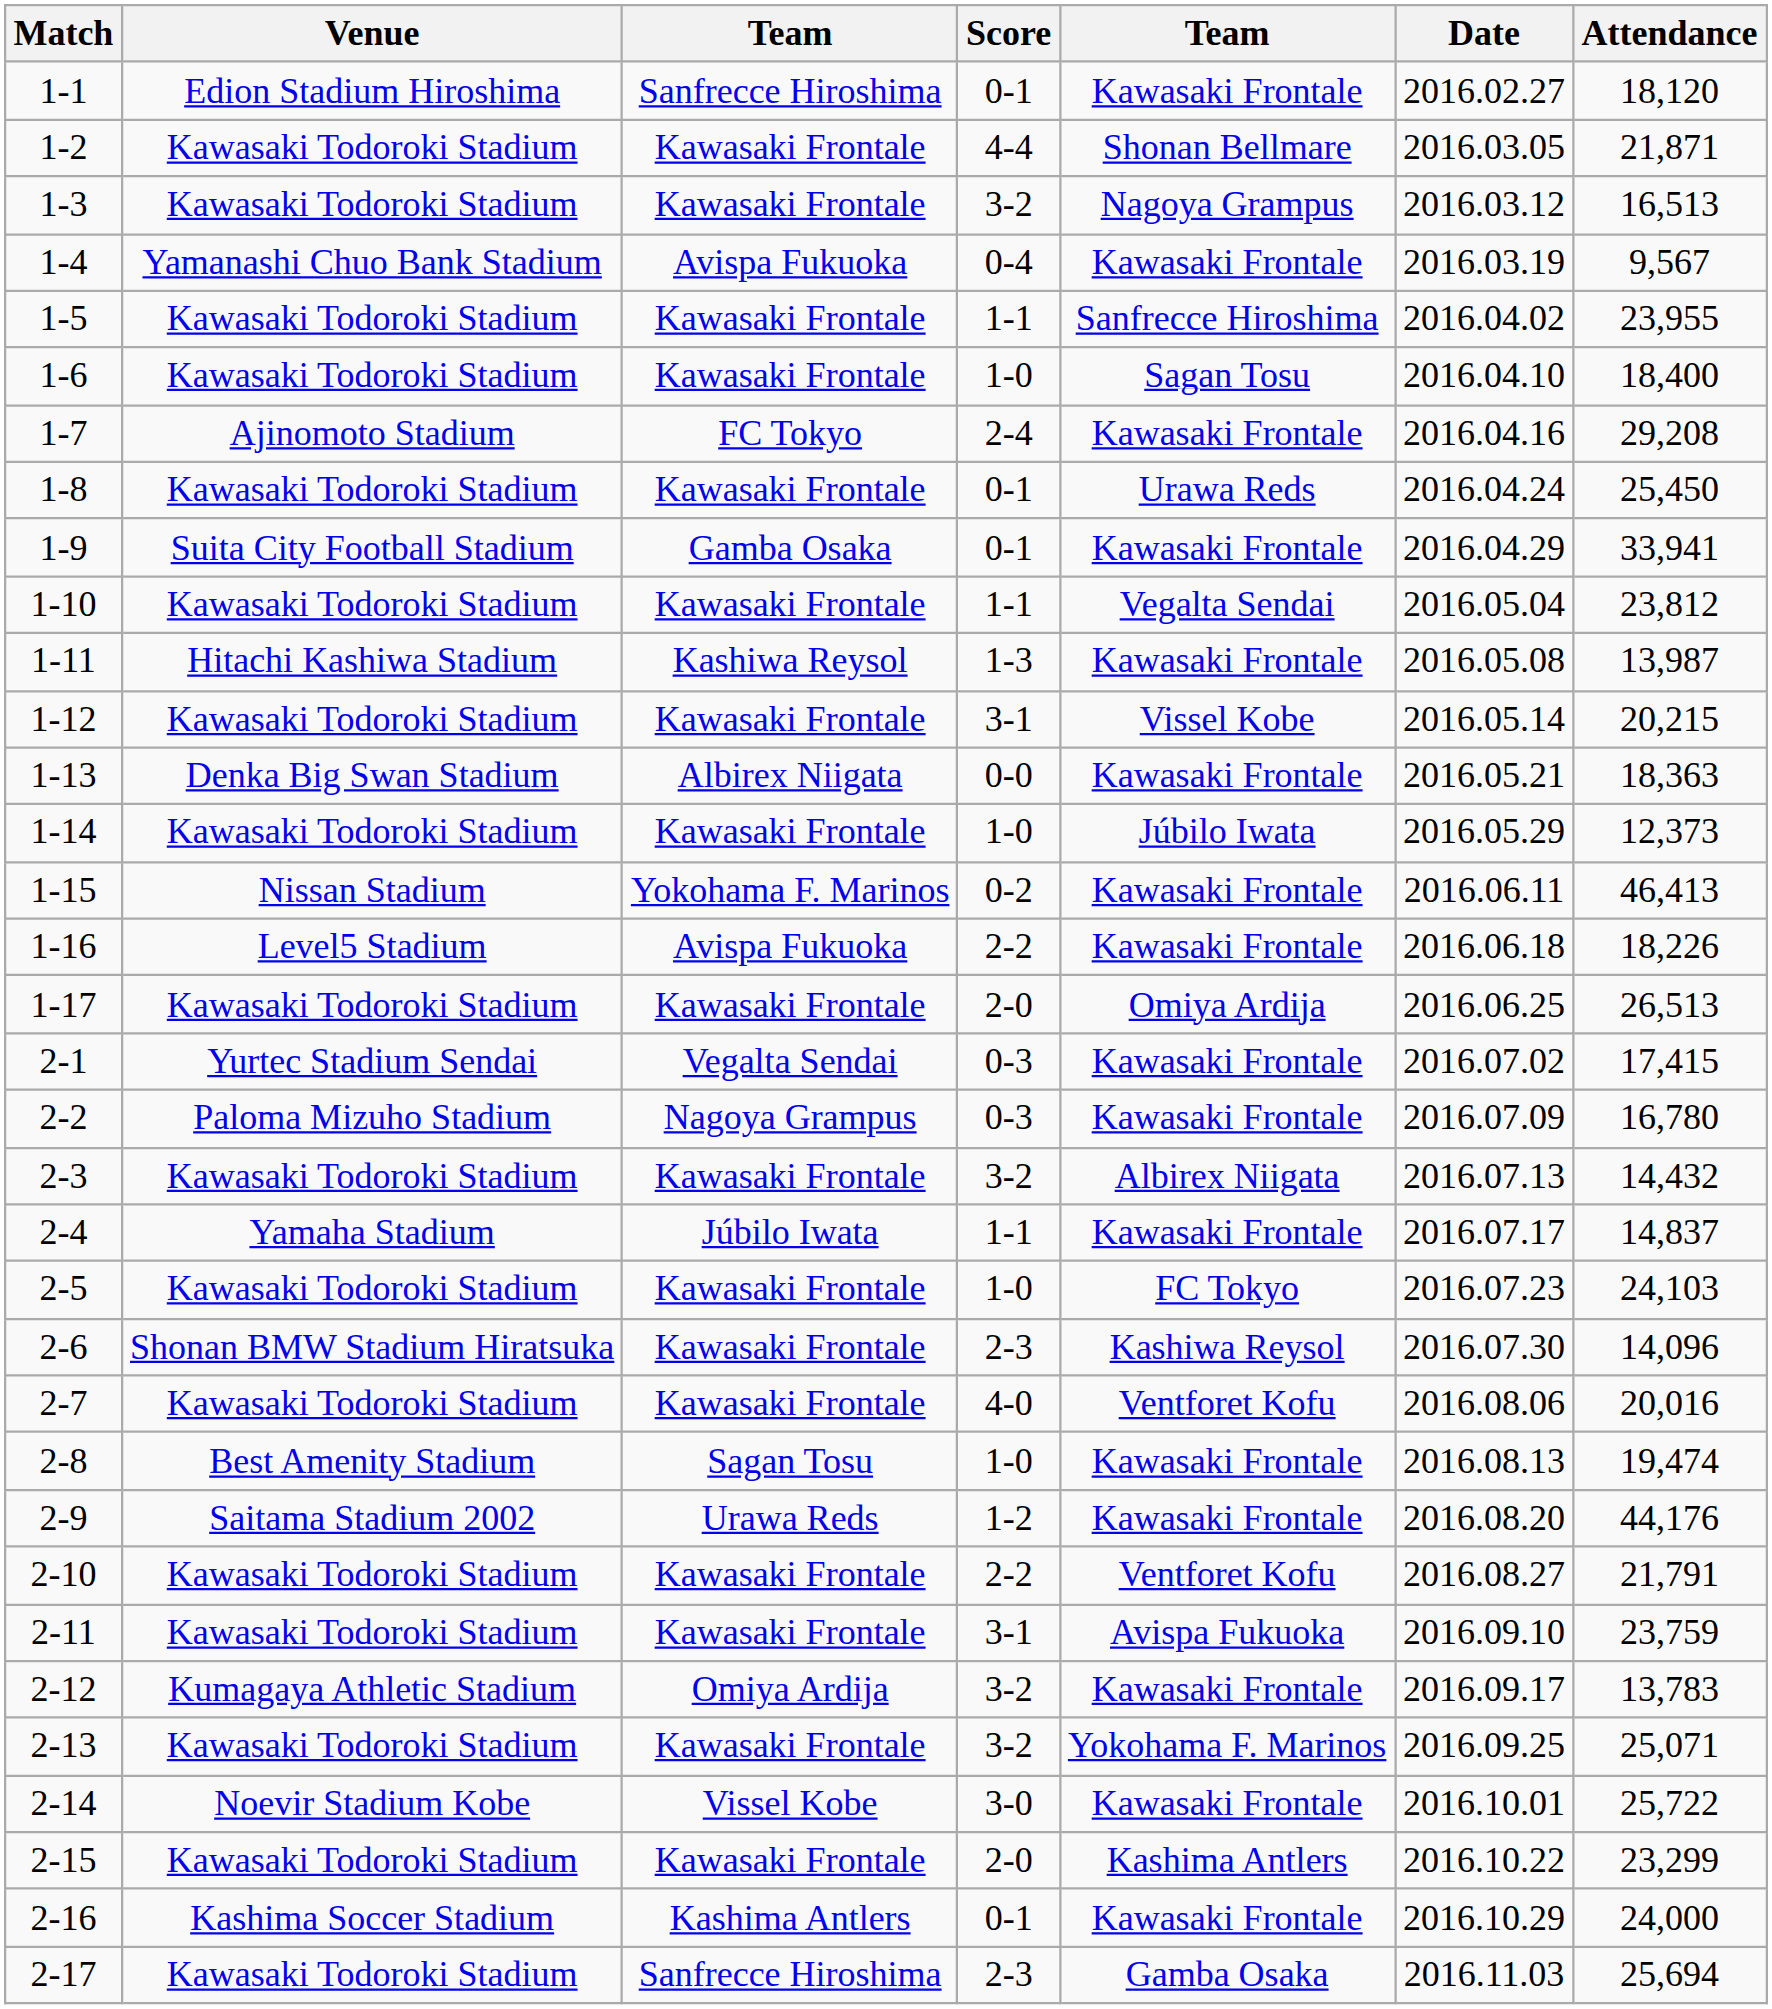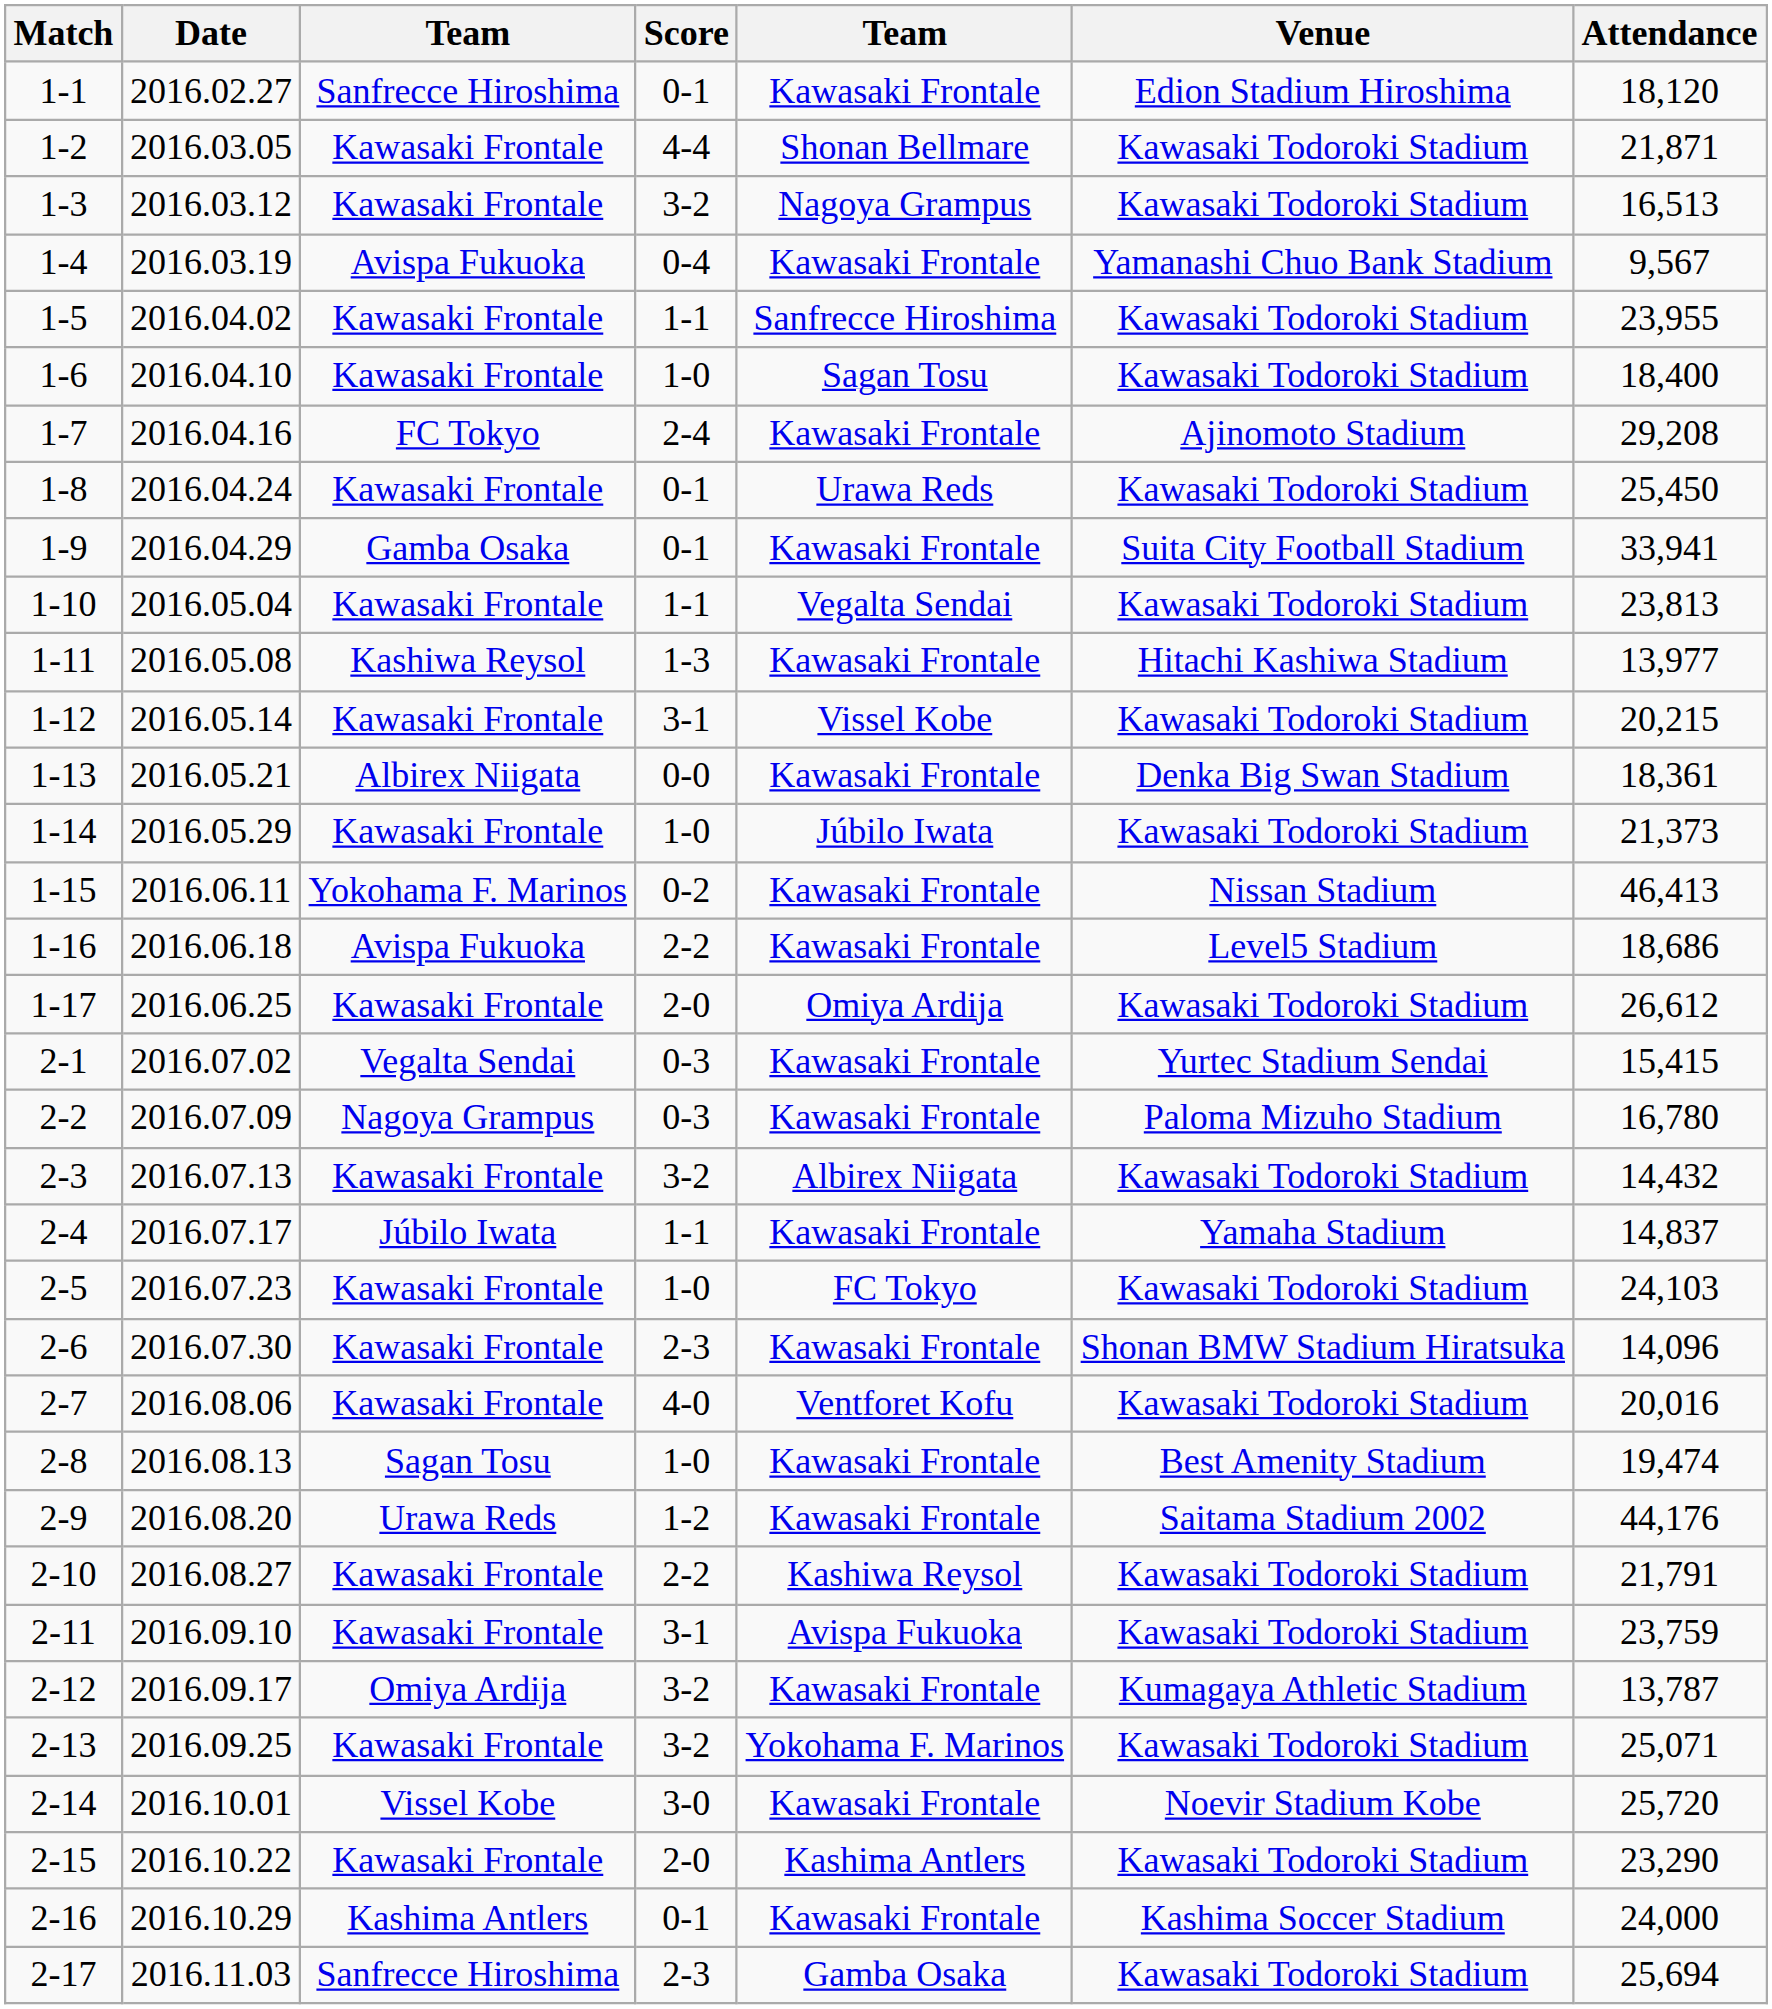columns swapped: (1484, 33) <-> (372, 33)
(1670, 603) 23,812 -> (1670, 603) 23,813
(1670, 661) 13,987 -> (1670, 661) 13,977
(1670, 775) 18,363 -> (1670, 775) 18,361
(1670, 832) 12,373 -> (1670, 832) 21,373
(1670, 946) 18,226 -> (1670, 946) 18,686
(1670, 1003) 26,513 -> (1670, 1003) 26,612
(1670, 1060) 17,415 -> (1670, 1060) 15,415
(1227, 1346) Kashiwa Reysol -> (905, 1346) Kawasaki Frontale
(1227, 1574) Ventforet Kofu -> (905, 1574) Kashiwa Reysol
(1670, 1688) 13,783 -> (1670, 1688) 13,787
(1670, 1802) 25,722 -> (1670, 1802) 25,720
(1670, 1860) 23,299 -> (1670, 1860) 23,290
